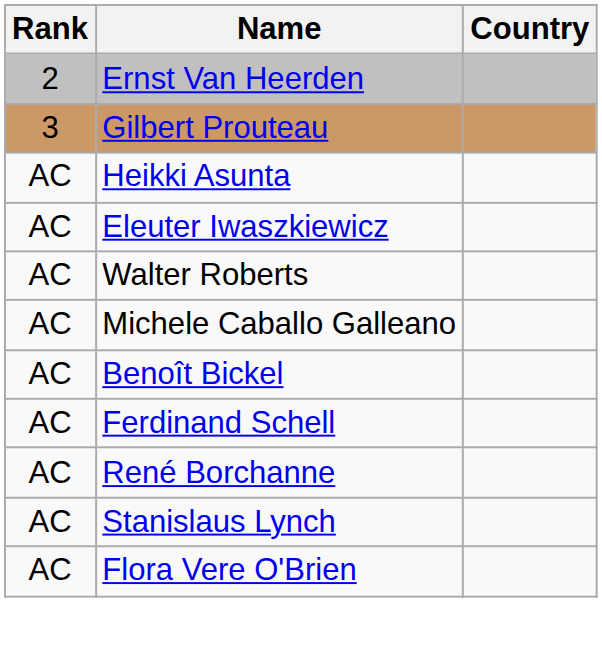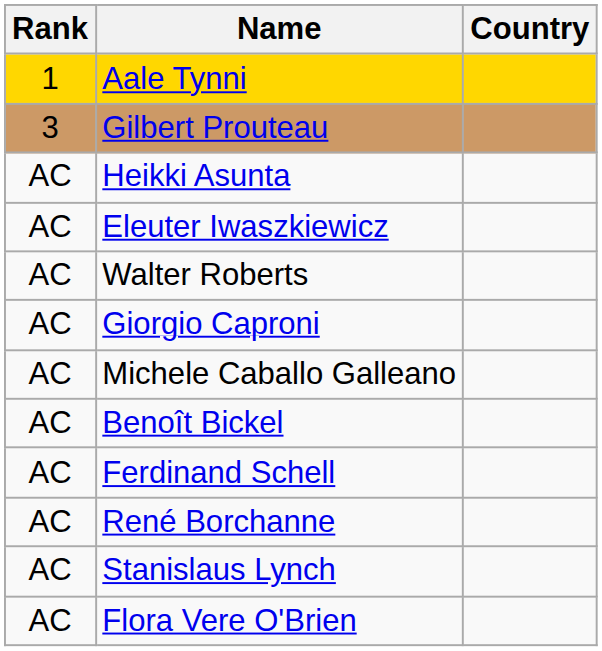+ row: (175, 78)
- row: (233, 78)
+ row: (211, 324)
